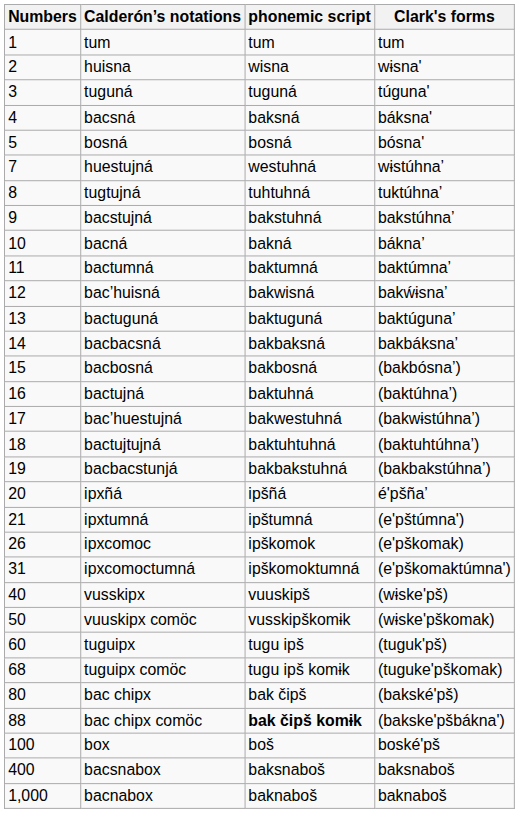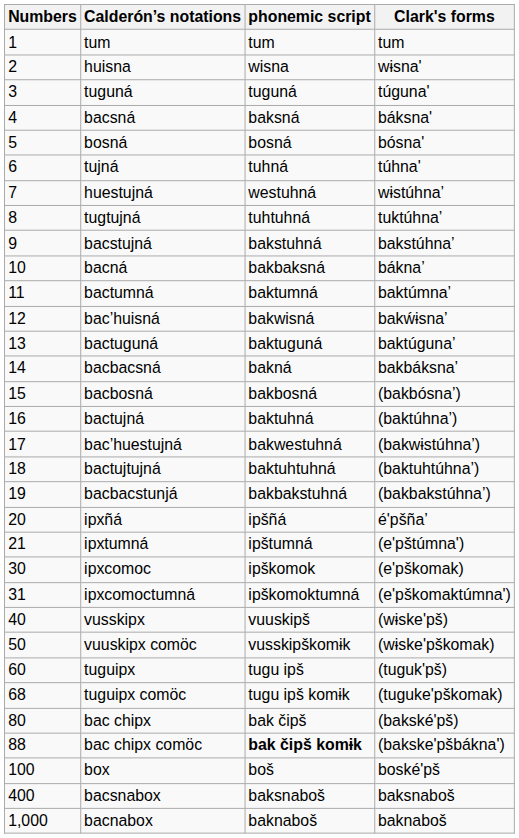+ row: (101, 167)
(270, 243) bakná -> (287, 268) bakbaksná
(287, 343) bakbaksná -> (270, 368) bakná
(17, 544) 26 -> (17, 569) 30
